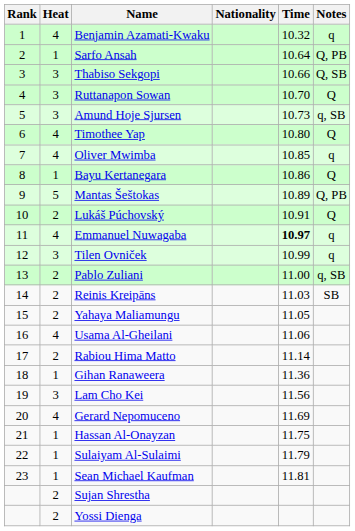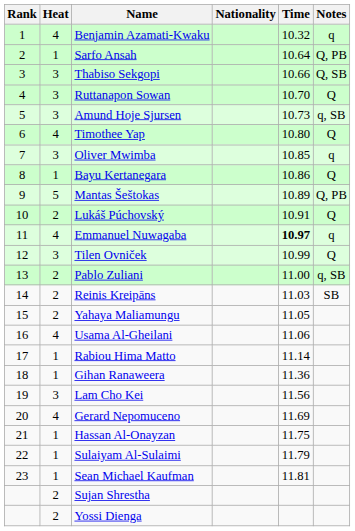(56, 154) 4 -> (56, 154) 3
(331, 255) q -> (331, 255) Q
(56, 355) 2 -> (56, 355) 1
